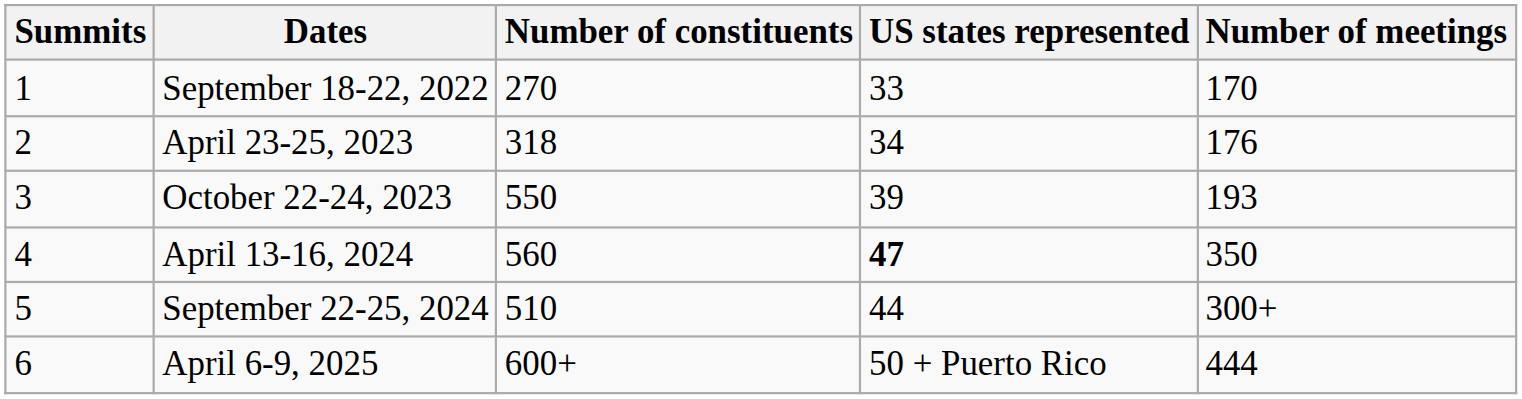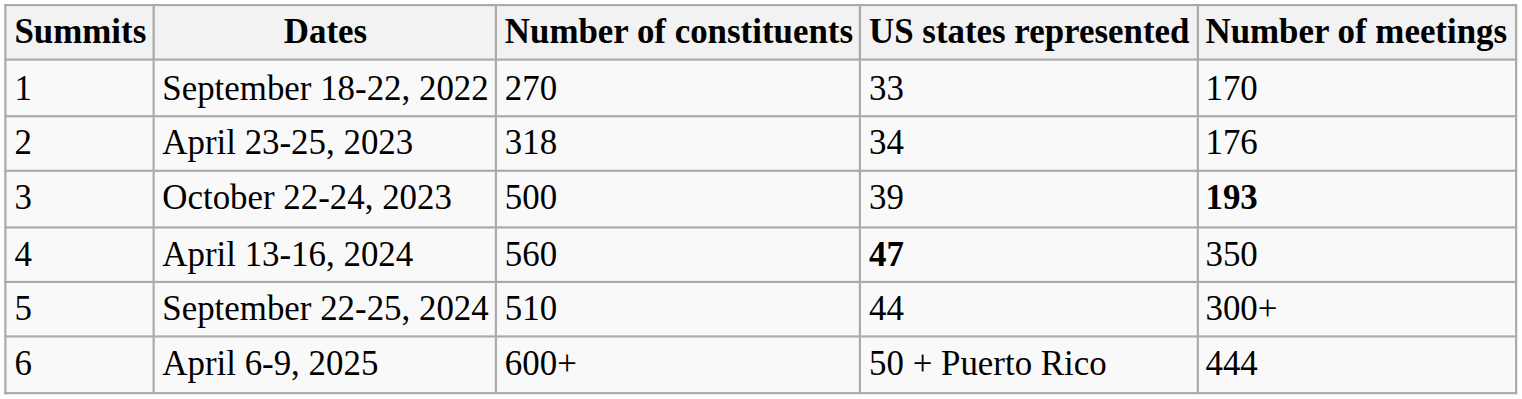(531, 198) 550 -> (531, 198) 500
(1232, 198) normal -> (1232, 198) bold
